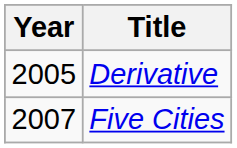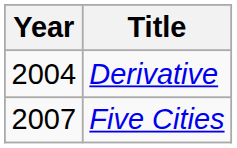(44, 73) 2005 -> (44, 73) 2004
